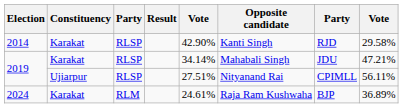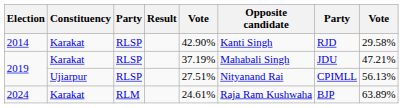(198, 59) 34.14% -> (198, 59) 37.19%
(379, 77) 56.11% -> (379, 77) 56.13%
(379, 94) 36.89% -> (379, 94) 63.89%
